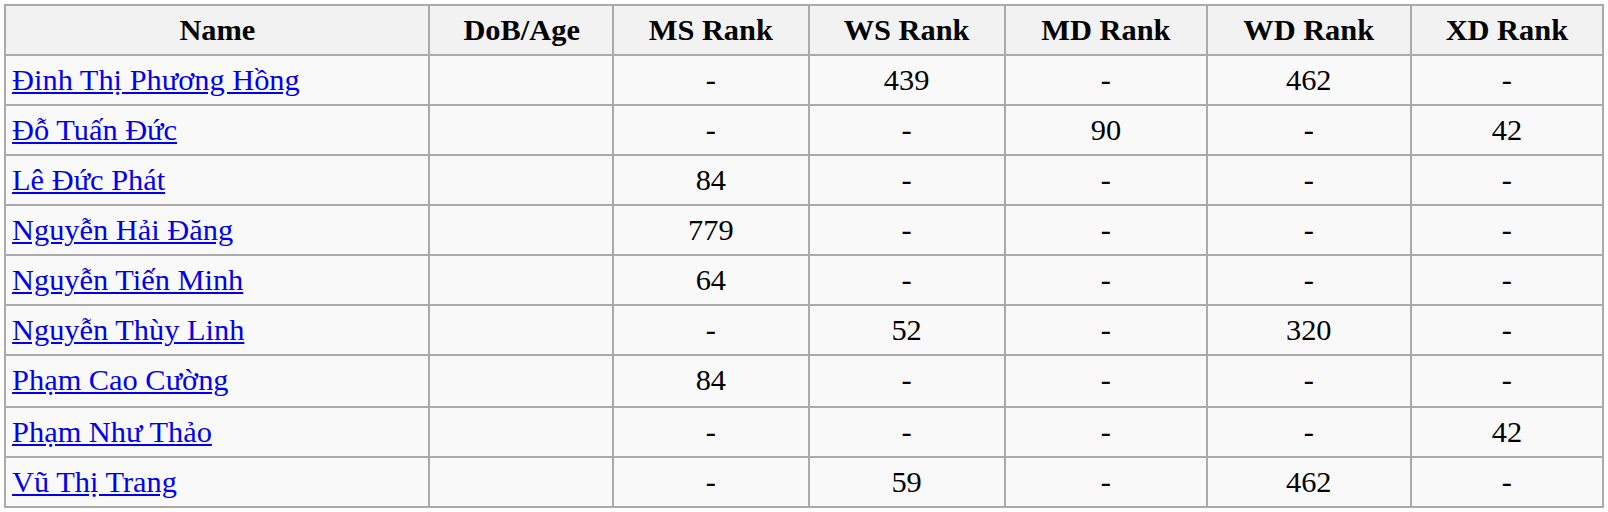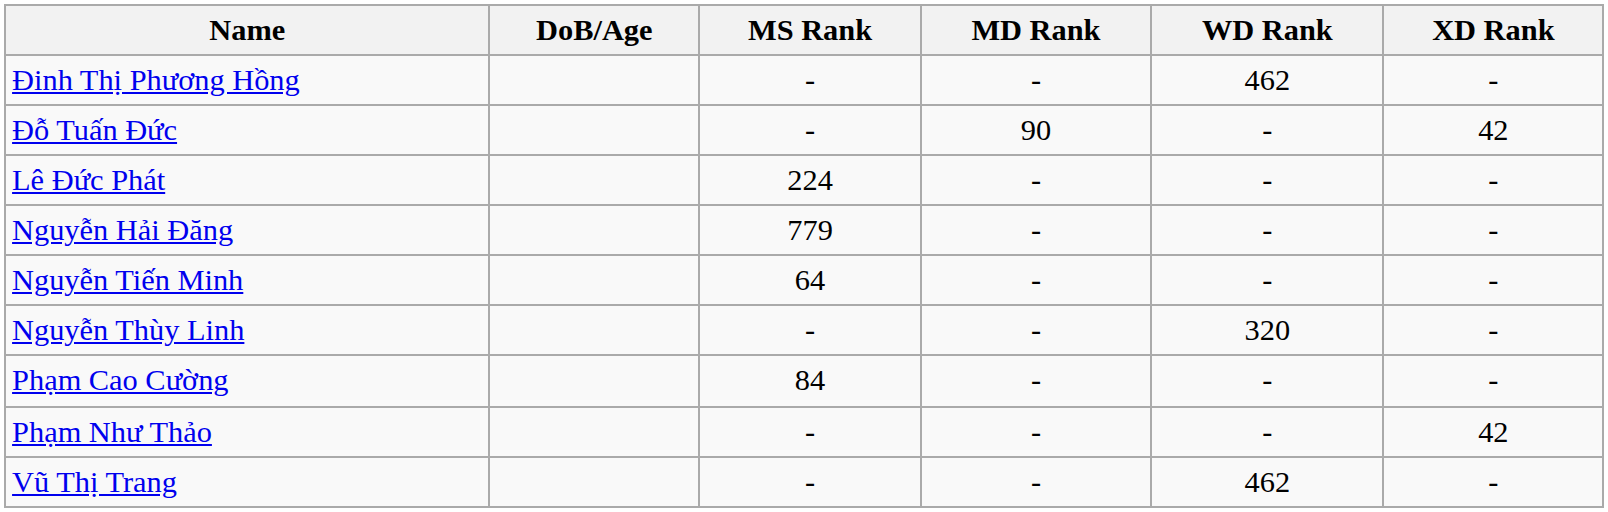- column: (907, 29)
(711, 180) 84 -> (810, 180) 224
